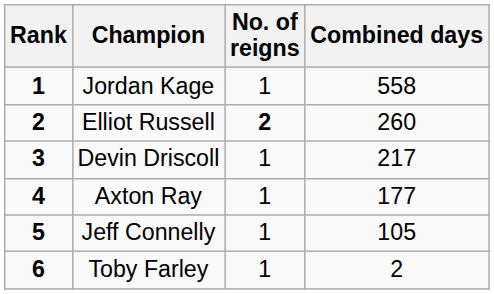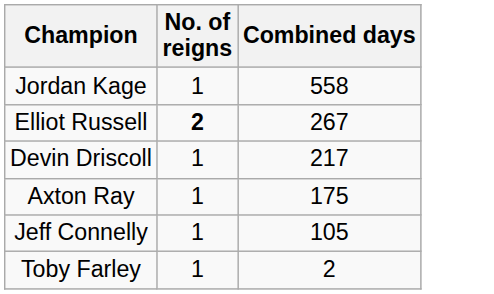- column: (38, 35)
(397, 122) 260 -> (329, 122) 267
(397, 196) 177 -> (329, 196) 175
